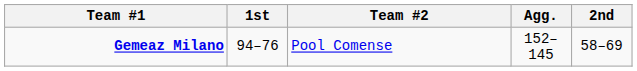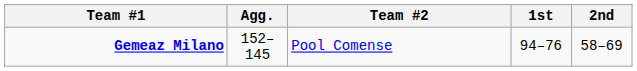columns swapped: (541, 16) <-> (258, 16)
